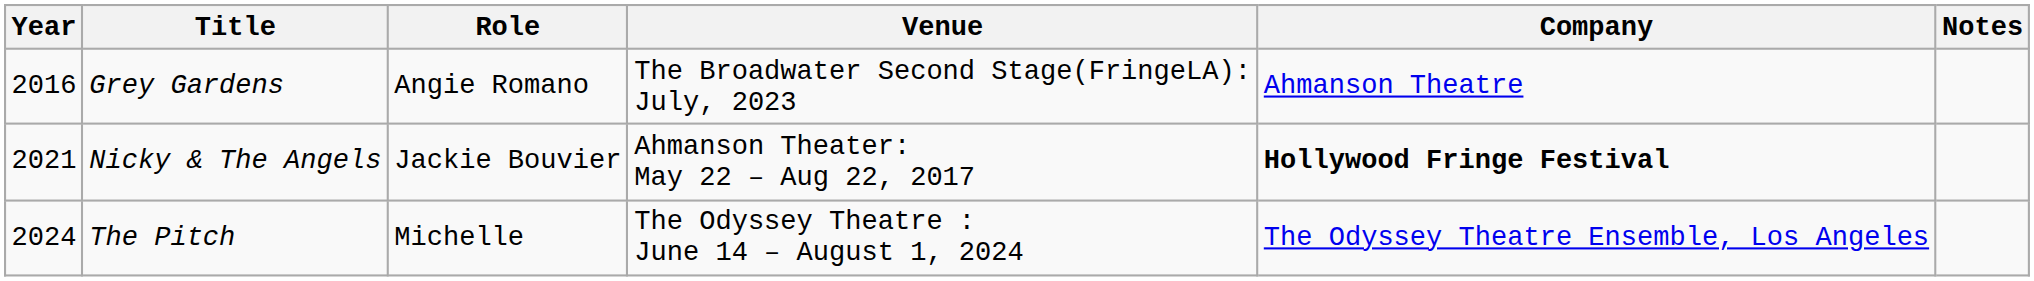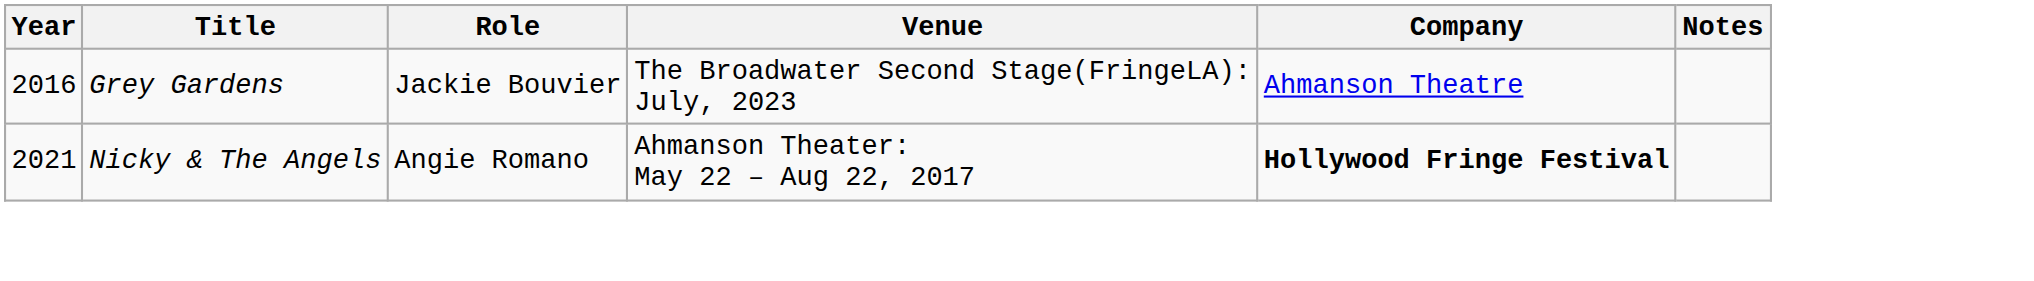(492, 87) Angie Romano -> (508, 87) Jackie Bouvier
(508, 162) Jackie Bouvier -> (492, 162) Angie Romano
- row: (162, 237)
